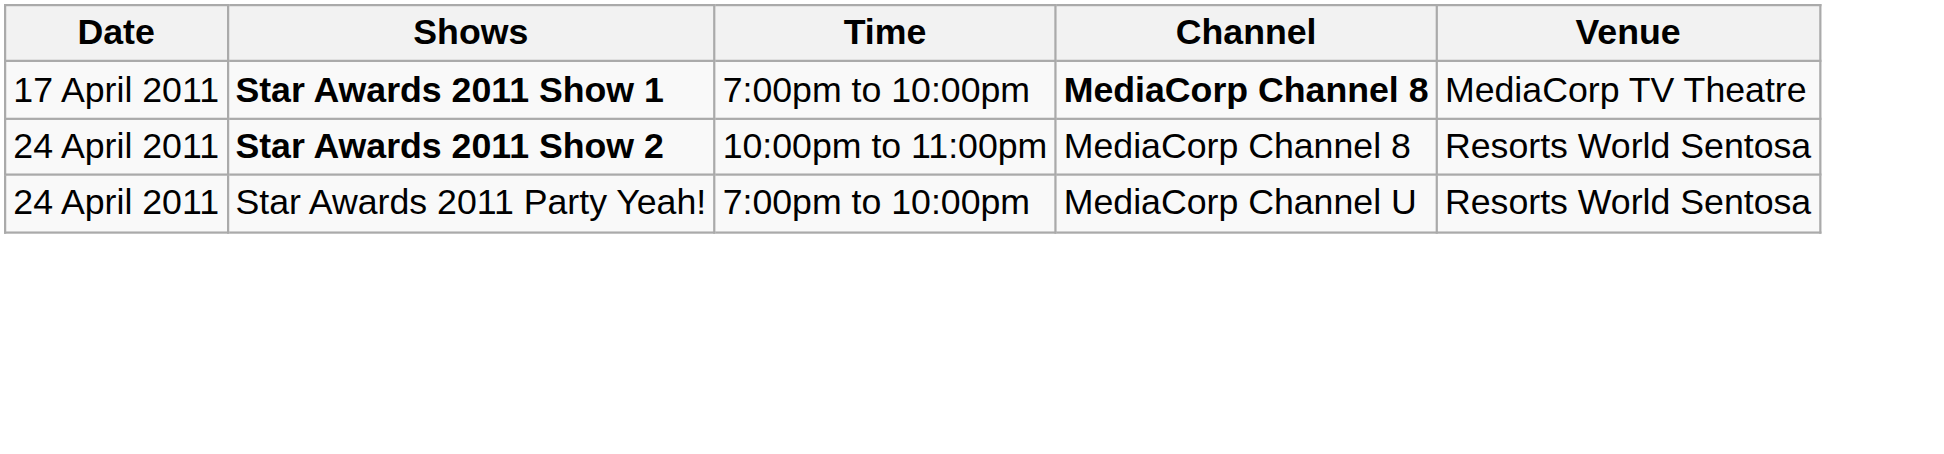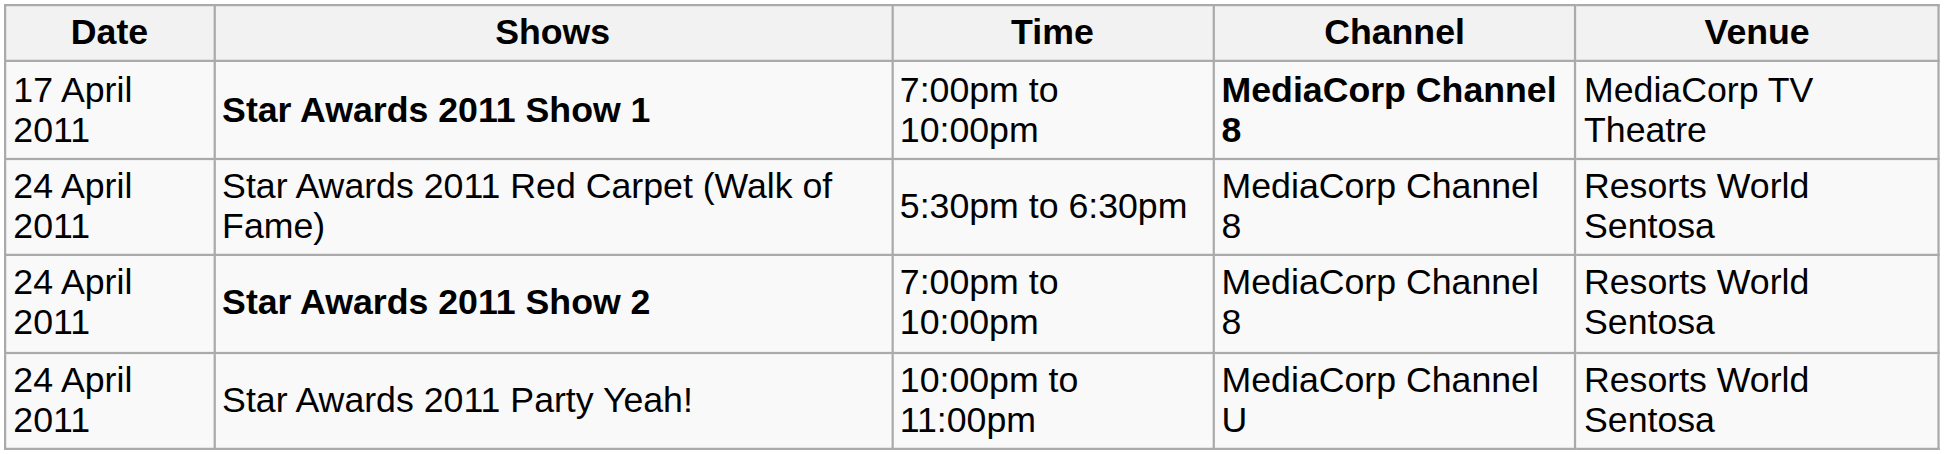+ row: (527, 206)
(885, 145) 10:00pm to 11:00pm -> (979, 302) 7:00pm to 10:00pm
(876, 202) 7:00pm to 10:00pm -> (989, 399) 10:00pm to 11:00pm
